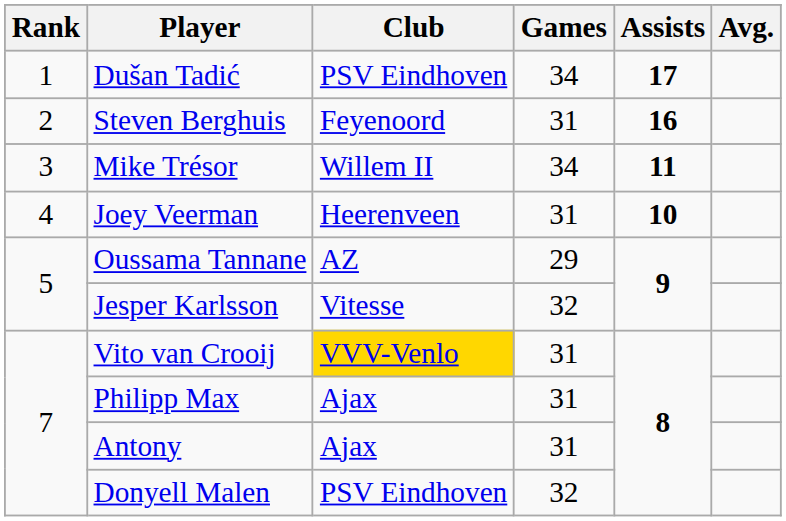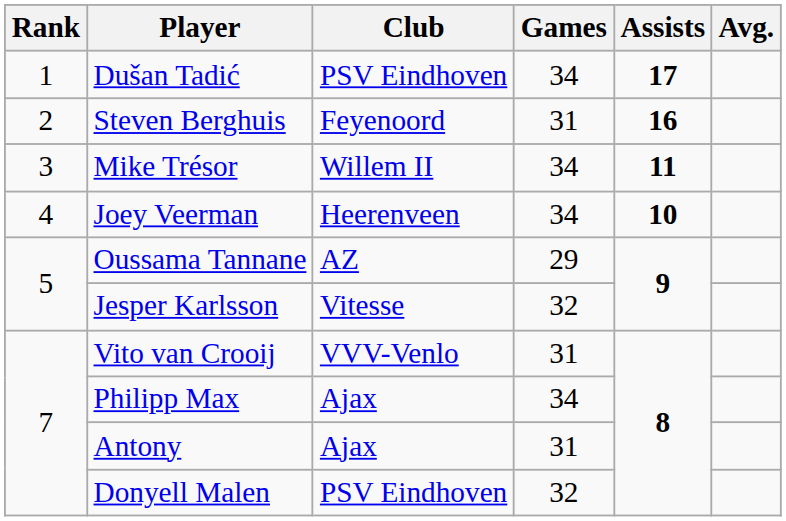(564, 213) 31 -> (564, 213) 34
(389, 352) gold background -> (389, 352) no background
(564, 399) 31 -> (564, 399) 34
